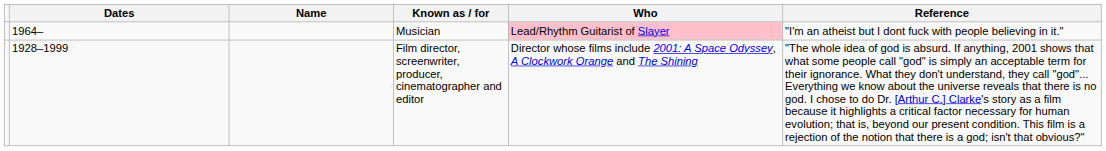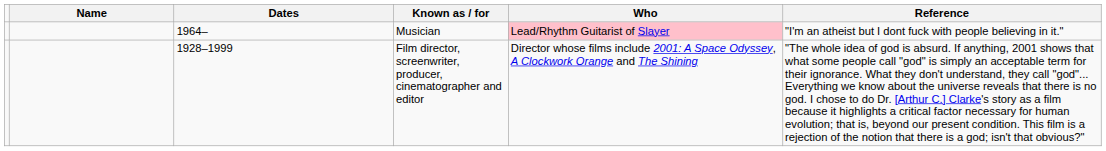columns swapped: (311, 13) <-> (119, 13)
